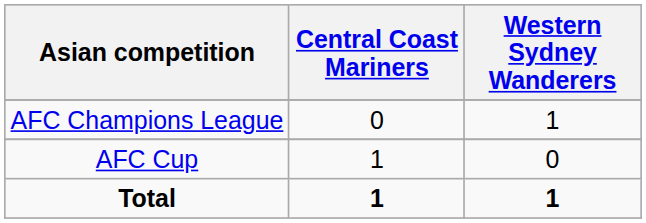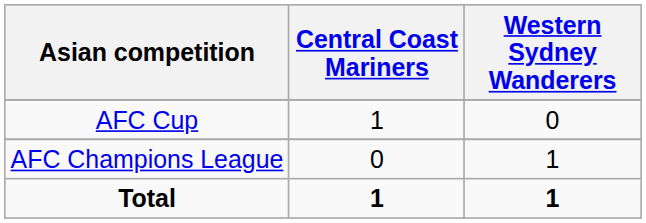rows swapped: (147, 120) <-> (147, 159)
